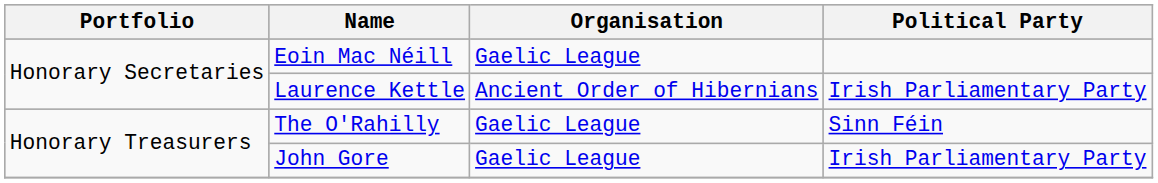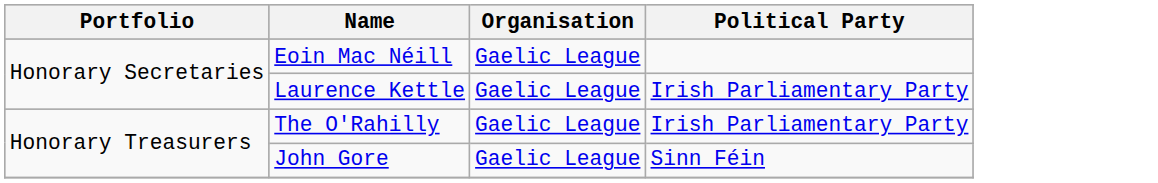(647, 91) Ancient Order of Hibernians -> (558, 91) Gaelic League
(886, 126) Sinn Féin -> (809, 126) Irish Parliamentary Party
(988, 160) Irish Parliamentary Party -> (708, 160) Sinn Féin
